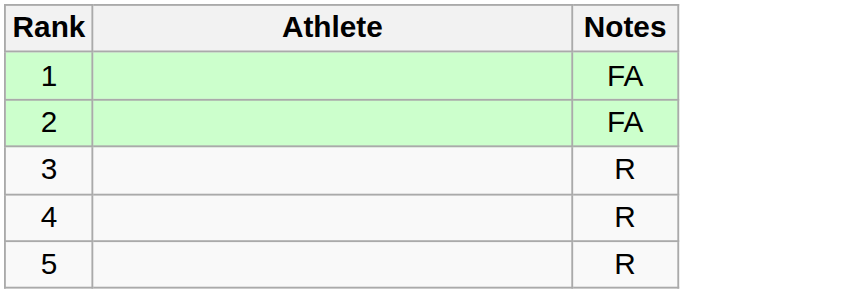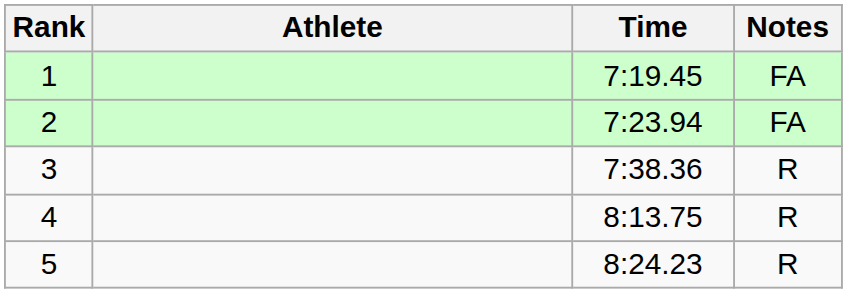+ column: (653, 28)
